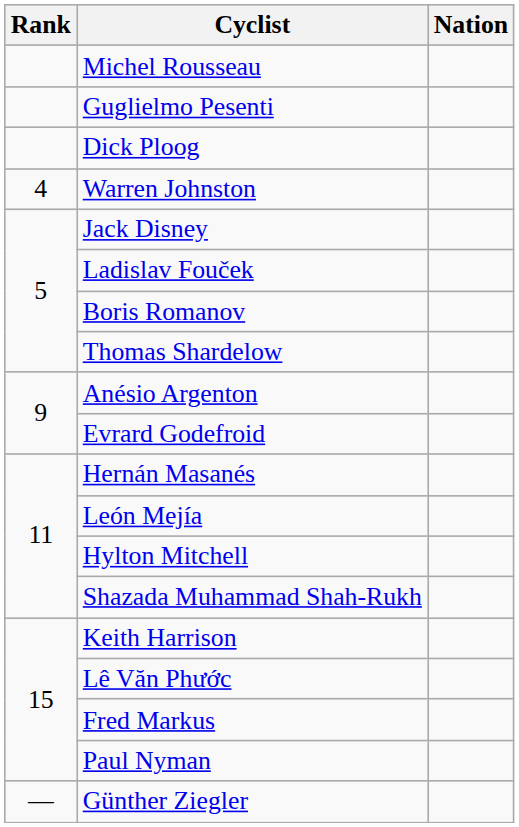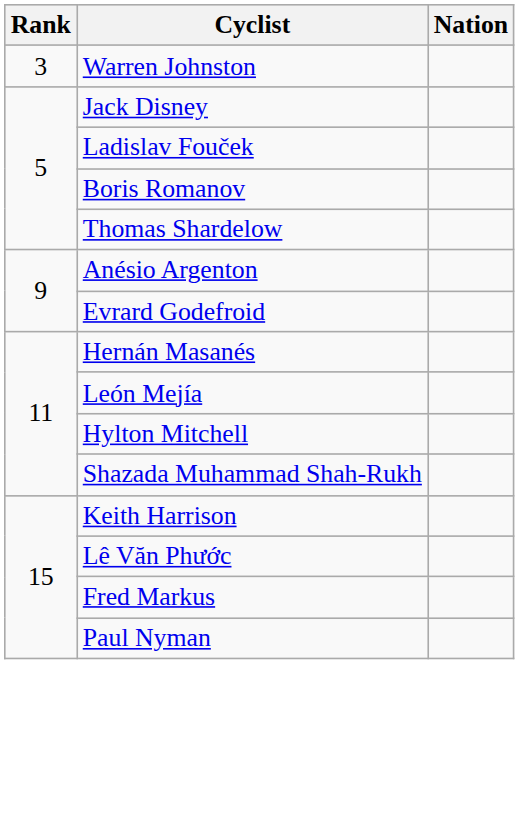- row: (172, 65)
- row: (178, 106)
- row: (141, 147)
(41, 188) 4 -> (41, 65) 3
- row: (165, 801)
